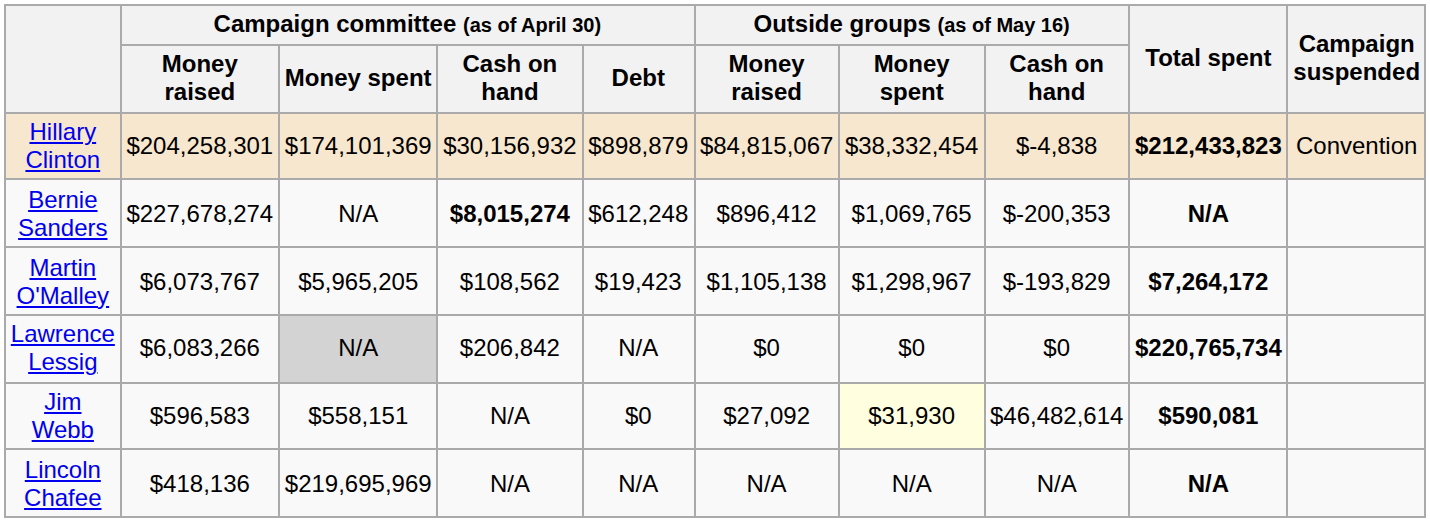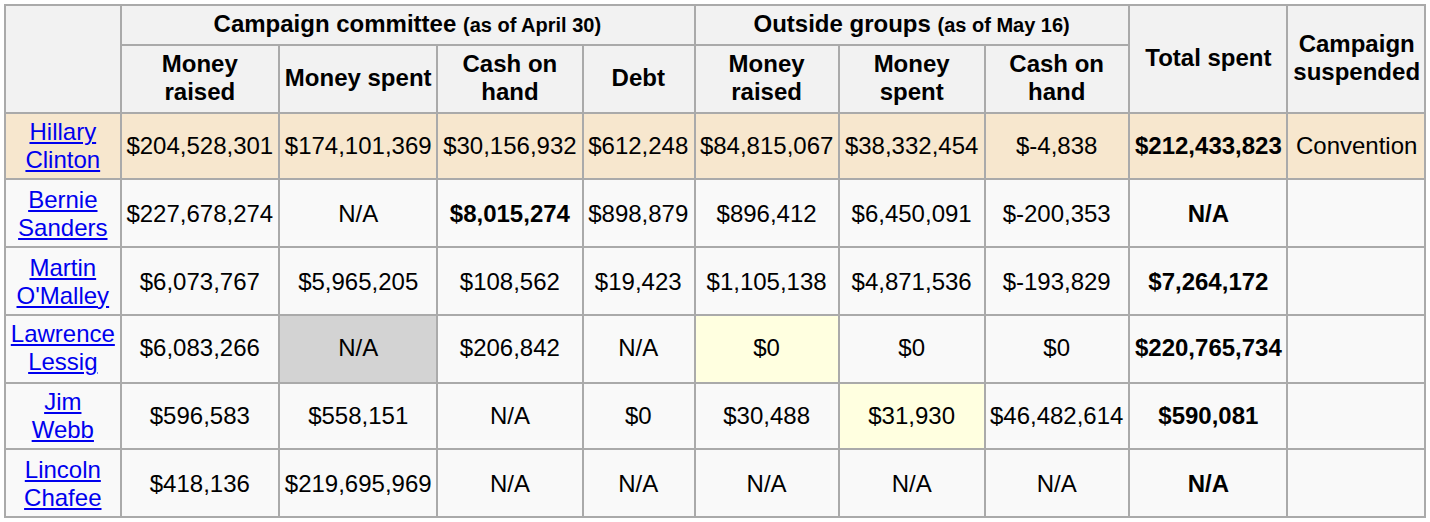(200, 146) $204,258,301 -> (200, 146) $204,528,301
(638, 146) $898,879 -> (638, 146) $612,248
(638, 213) $612,248 -> (638, 213) $898,879
(912, 213) $1,069,765 -> (912, 213) $6,450,091
(912, 281) $1,298,967 -> (912, 281) $4,871,536
(767, 349) no background -> (767, 349) lightyellow background
(767, 416) $27,092 -> (767, 416) $30,488
